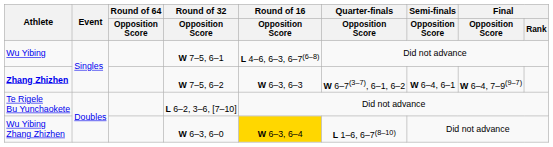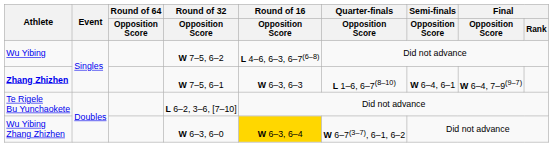(201, 59) W 7–5, 6–1 -> (201, 59) W 7–5, 6–2
(201, 85) W 7–5, 6–2 -> (201, 85) W 7–5, 6–1
(364, 85) W 6–7(3–7), 6–1, 6–2 -> (364, 85) L 1–6, 6–7(8–10)
(364, 134) L 1–6, 6–7(8–10) -> (364, 134) W 6–7(3–7), 6–1, 6–2
